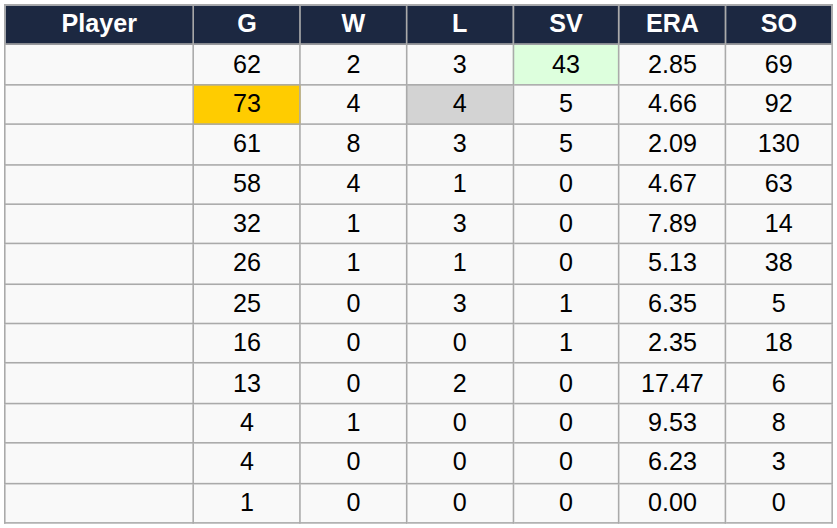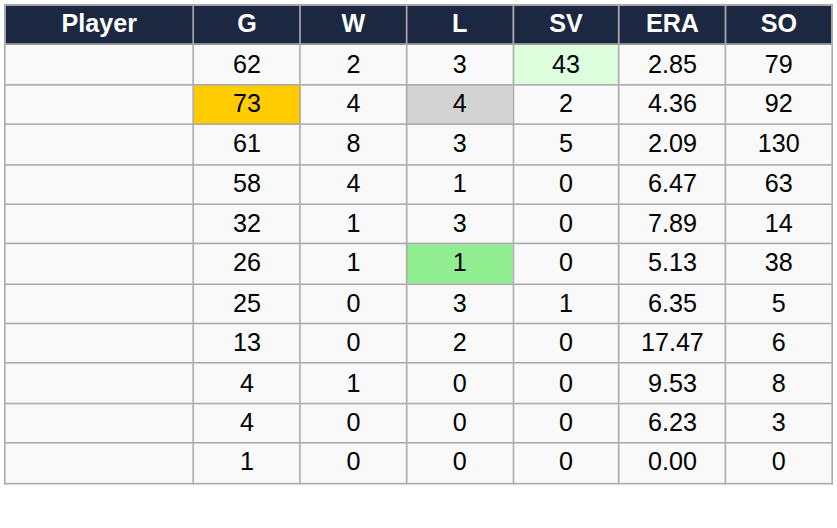(779, 64) 69 -> (779, 64) 79
(566, 104) 5 -> (566, 104) 2
(672, 104) 4.66 -> (672, 104) 4.36
(672, 183) 4.67 -> (672, 183) 6.47
(460, 263) no background -> (460, 263) lightgreen background
- row: (247, 343)
